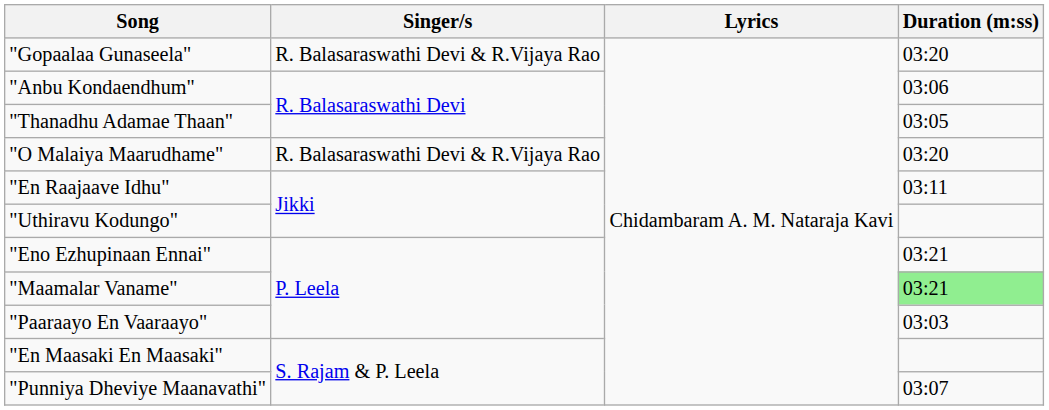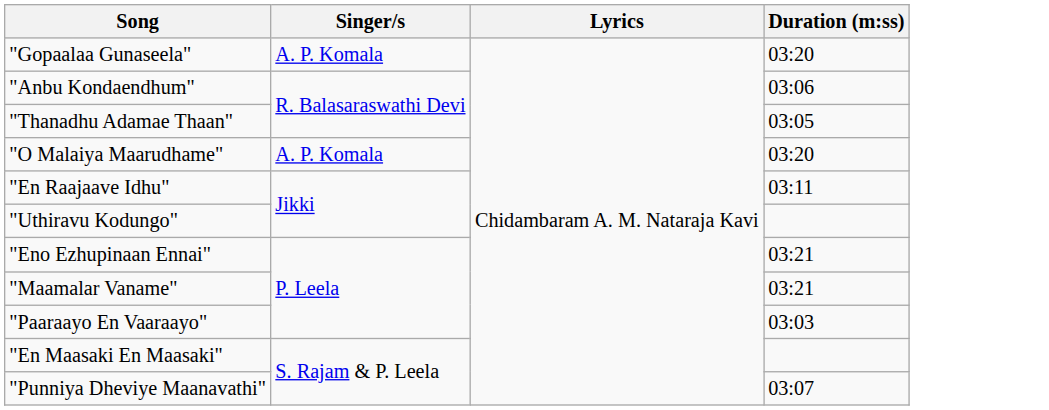(438, 54) R. Balasaraswathi Devi & R.Vijaya Rao -> (329, 54) A. P. Komala
(438, 154) R. Balasaraswathi Devi & R.Vijaya Rao -> (329, 154) A. P. Komala
(926, 288) lightgreen background -> (791, 288) no background
